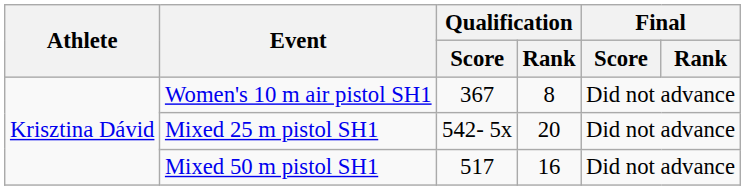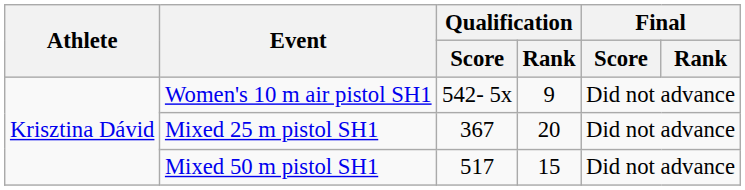(477, 94) 367 -> (477, 94) 542- 5x
(549, 94) 8 -> (549, 94) 9
(477, 130) 542- 5x -> (477, 130) 367
(549, 166) 16 -> (549, 166) 15
